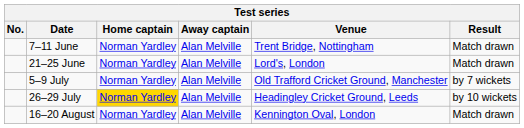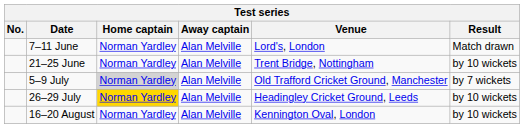(314, 47) Trent Bridge, Nottingham -> (289, 47) Lord's, London
(289, 64) Lord's, London -> (314, 64) Trent Bridge, Nottingham
(483, 64) Match drawn -> (485, 64) by 10 wickets
(138, 81) no background -> (138, 81) lightgrey background
(483, 115) Match drawn -> (485, 115) by 10 wickets
